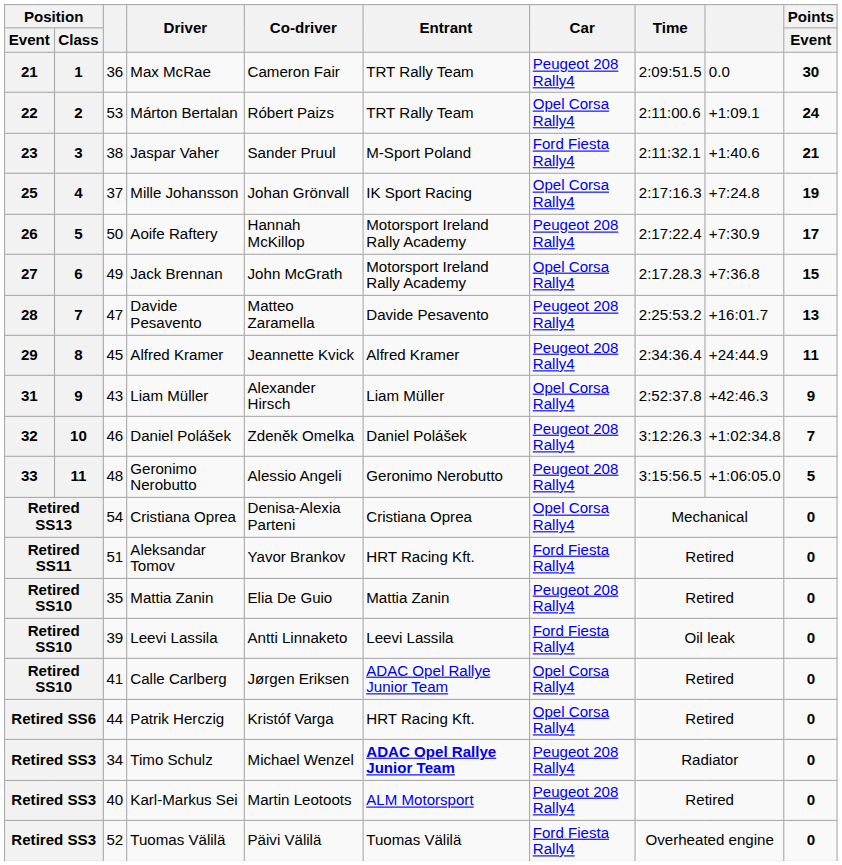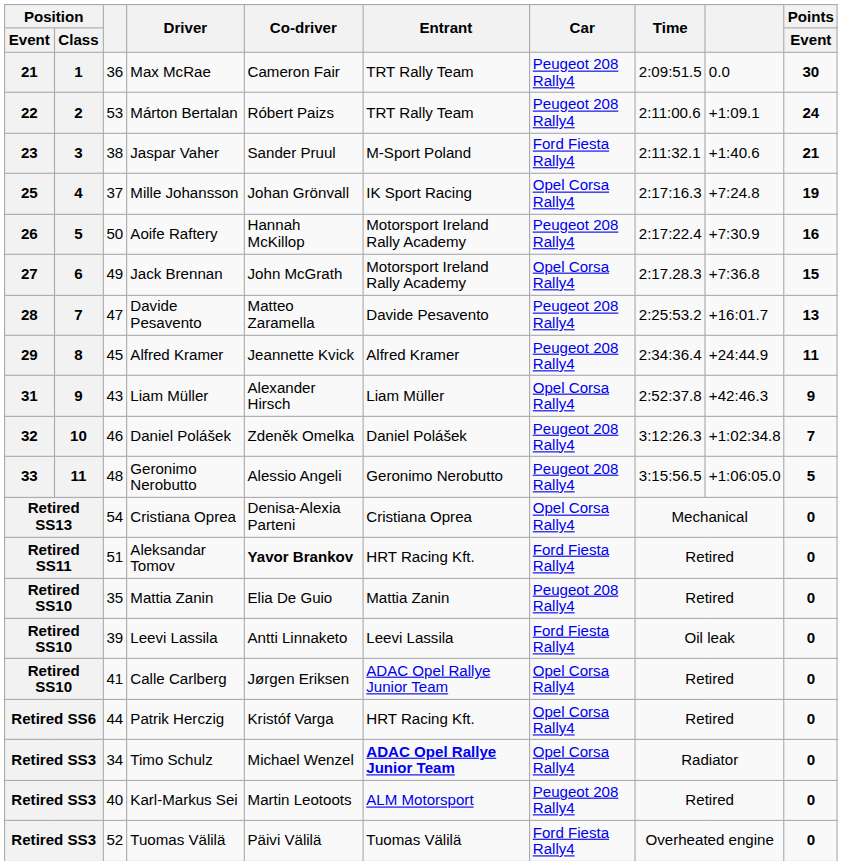(571, 112) Opel Corsa Rally4 -> (576, 112) Peugeot 208 Rally4
(811, 234) 17 -> (811, 234) 16
(296, 557) normal -> (300, 557) bold
(576, 760) Peugeot 208 Rally4 -> (571, 760) Opel Corsa Rally4
